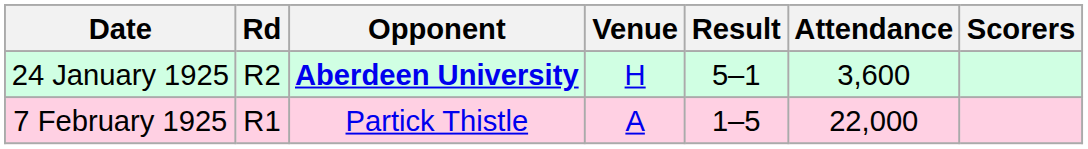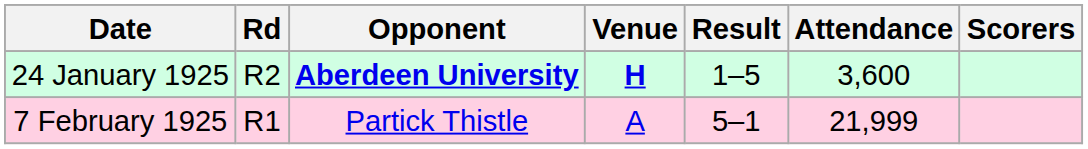(635, 74) normal -> (635, 74) bold
(736, 74) 5–1 -> (736, 74) 1–5
(736, 121) 1–5 -> (736, 121) 5–1
(874, 121) 22,000 -> (874, 121) 21,999
